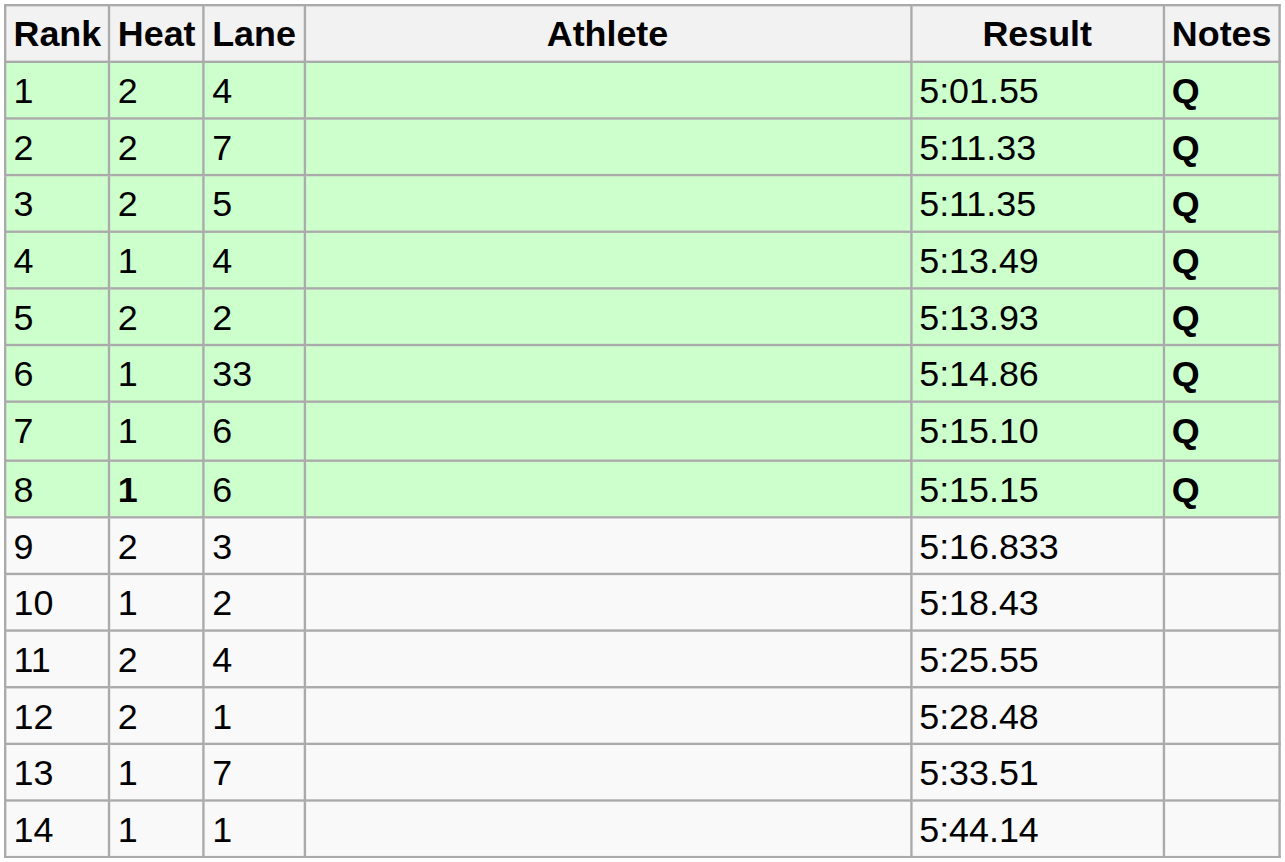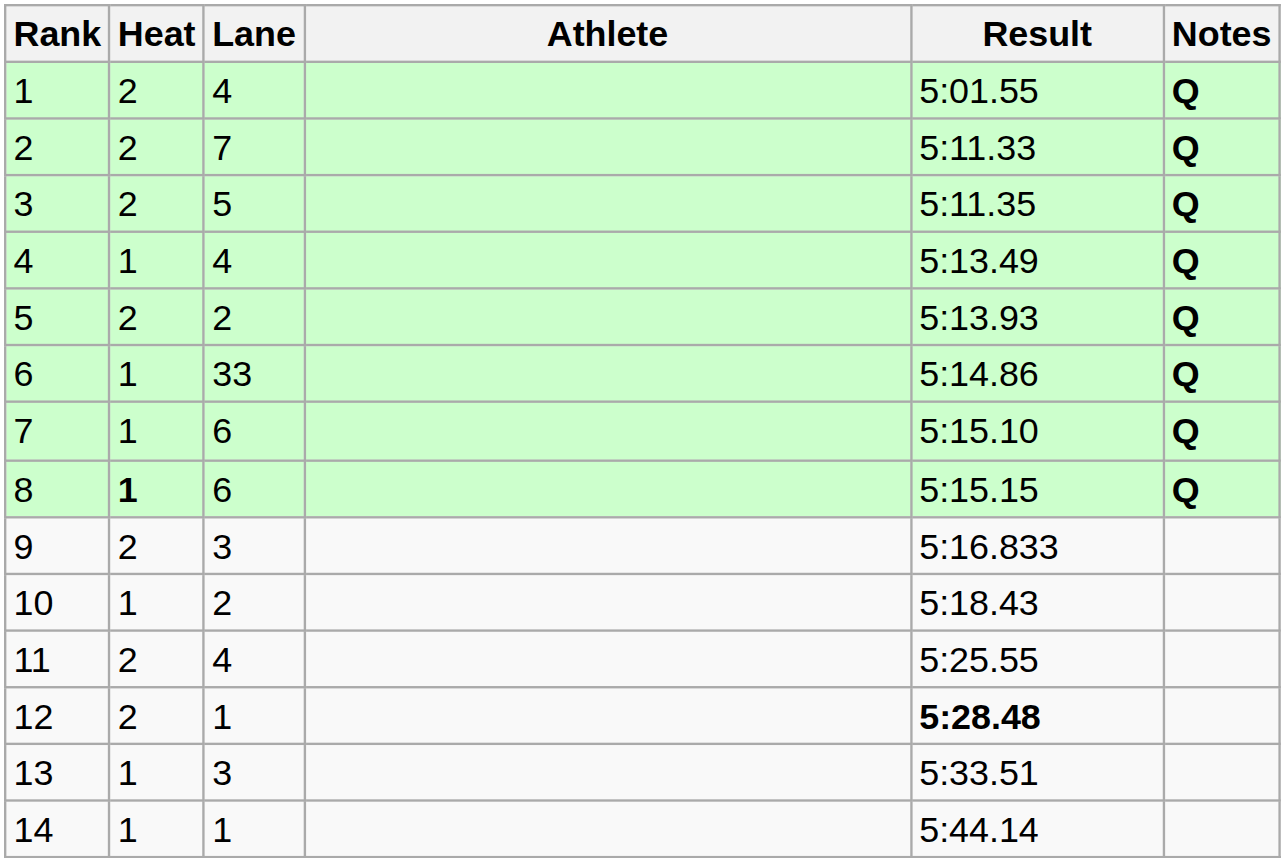(979, 715) normal -> (980, 715) bold
(222, 772) 7 -> (222, 772) 3
